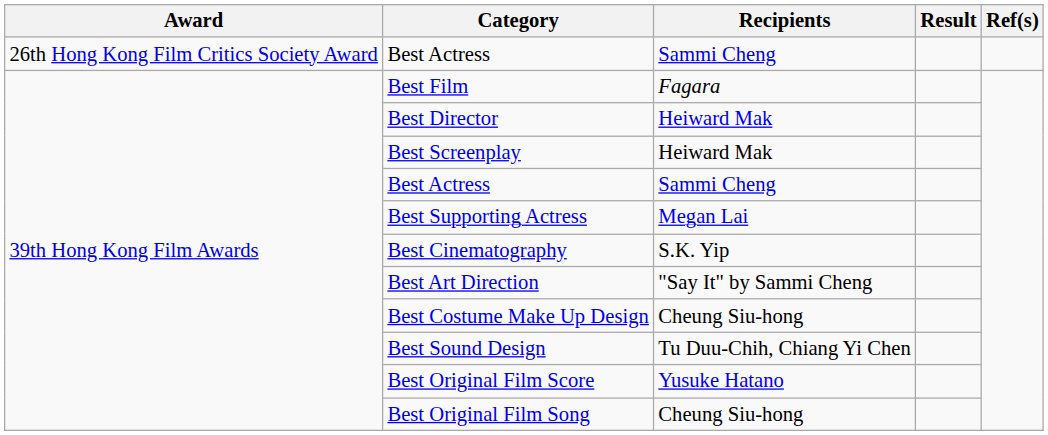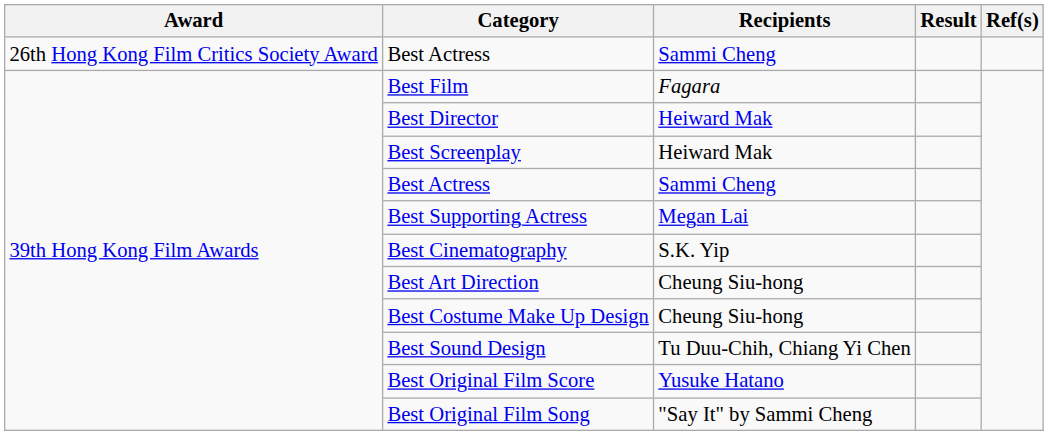(765, 282) "Say It" by Sammi Cheng -> (731, 282) Cheung Siu-hong
(731, 413) Cheung Siu-hong -> (765, 413) "Say It" by Sammi Cheng
